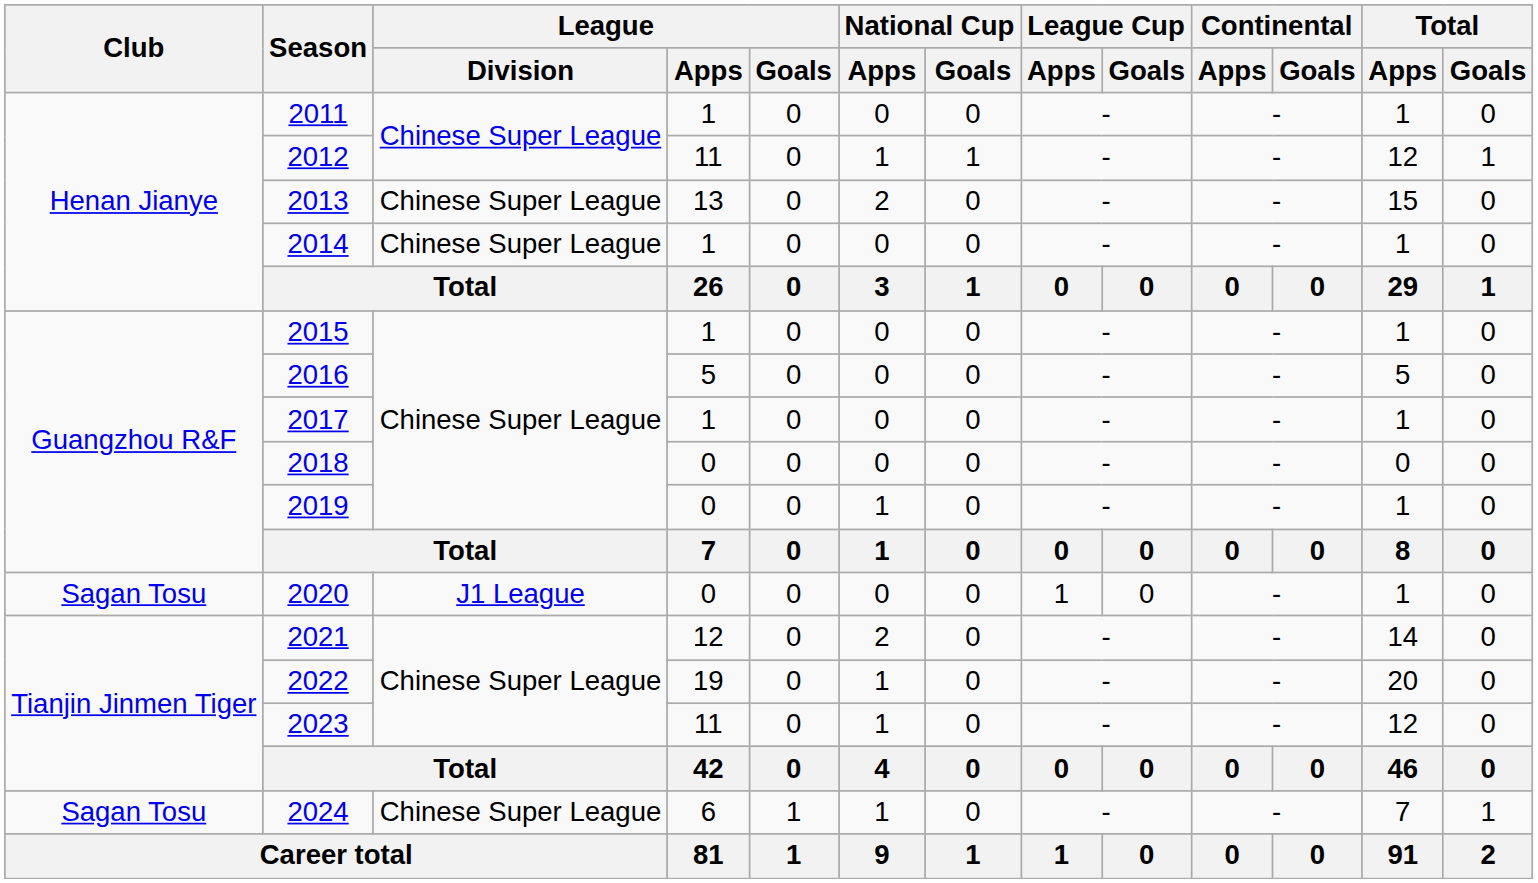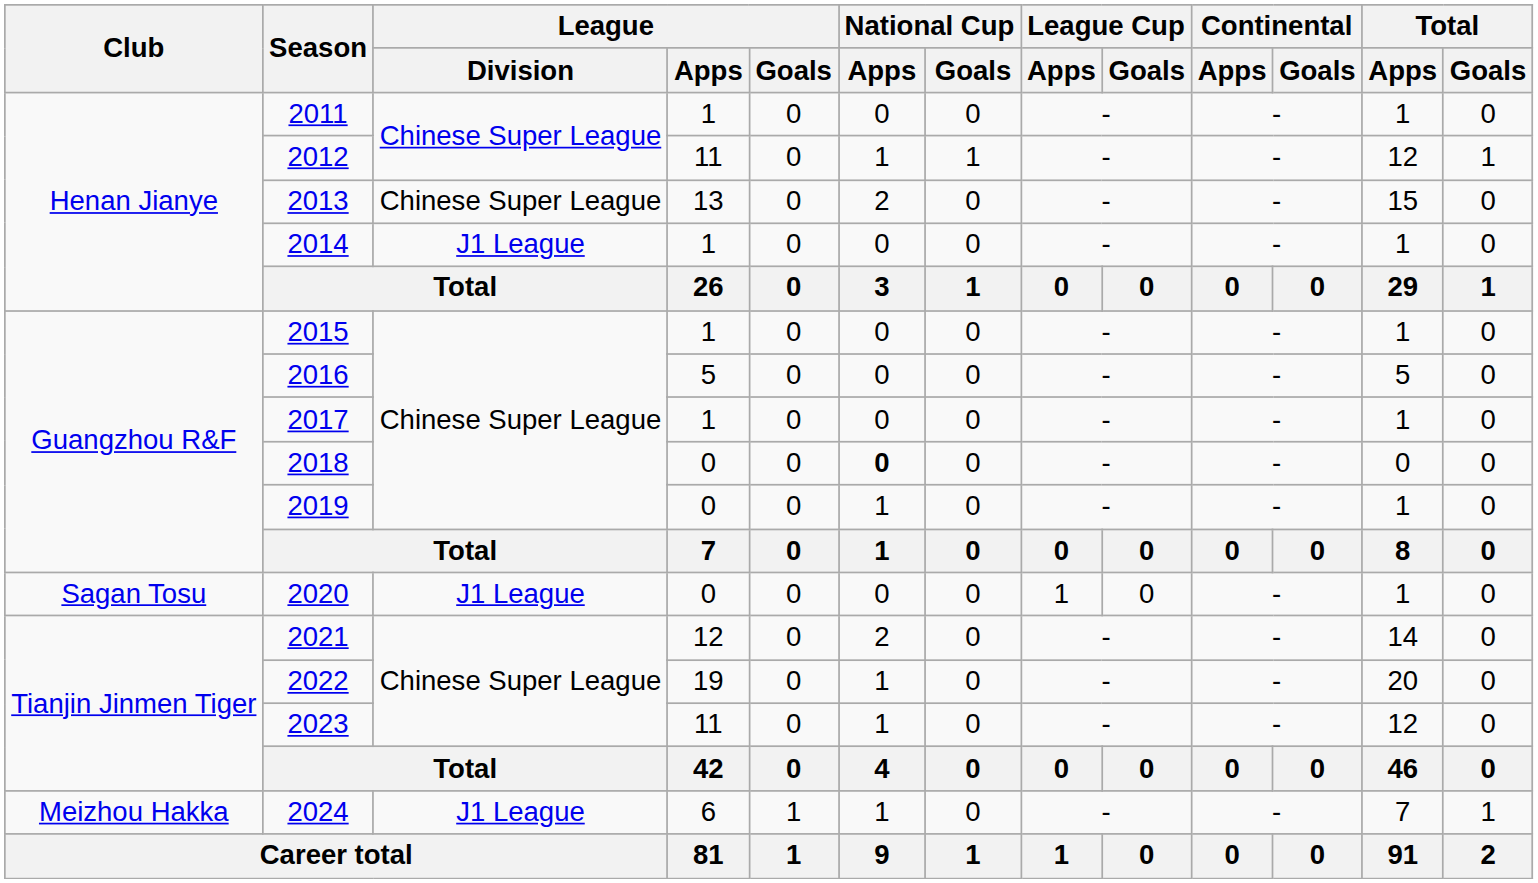(520, 244) Chinese Super League -> (520, 244) J1 League
(882, 462) normal -> (882, 462) bold
(134, 811) Sagan Tosu -> (134, 811) Meizhou Hakka
(520, 811) Chinese Super League -> (520, 811) J1 League
